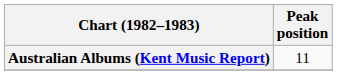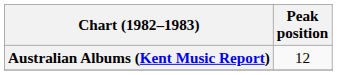(303, 57) 11 -> (303, 57) 12
